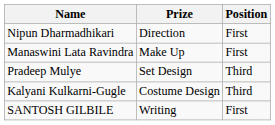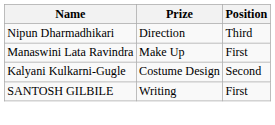(237, 33) First -> (239, 33) Third
- row: (44, 71)
(239, 91) Third -> (243, 71) Second
